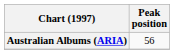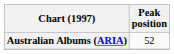(149, 40) 56 -> (149, 40) 52
